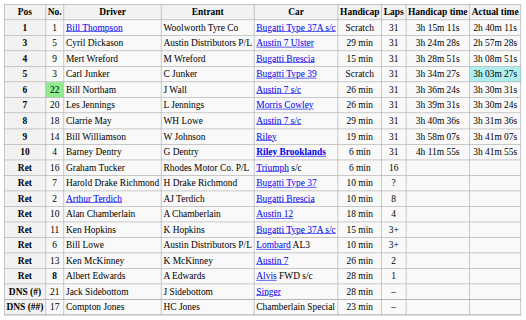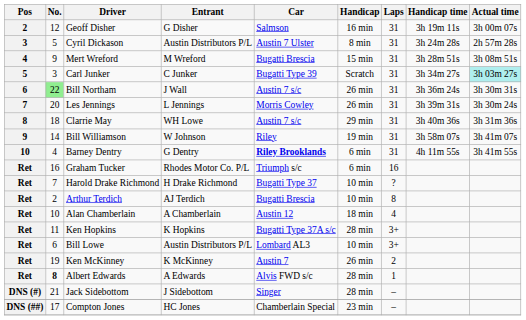- row: (94, 27)
+ row: (91, 27)
(360, 43) 29 min -> (360, 43) 8 min
(360, 229) 15 min -> (360, 229) 28 min
(55, 261) 13 -> (55, 261) 19
